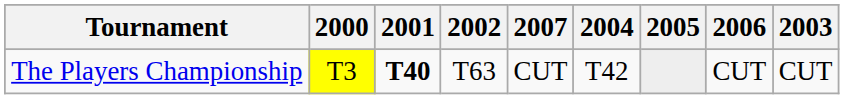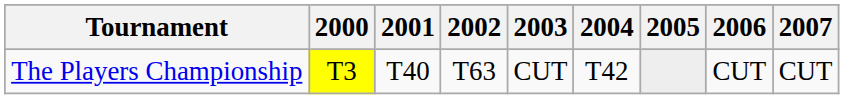columns swapped: (806, 26) <-> (541, 26)
(408, 71) bold -> (408, 71) normal
